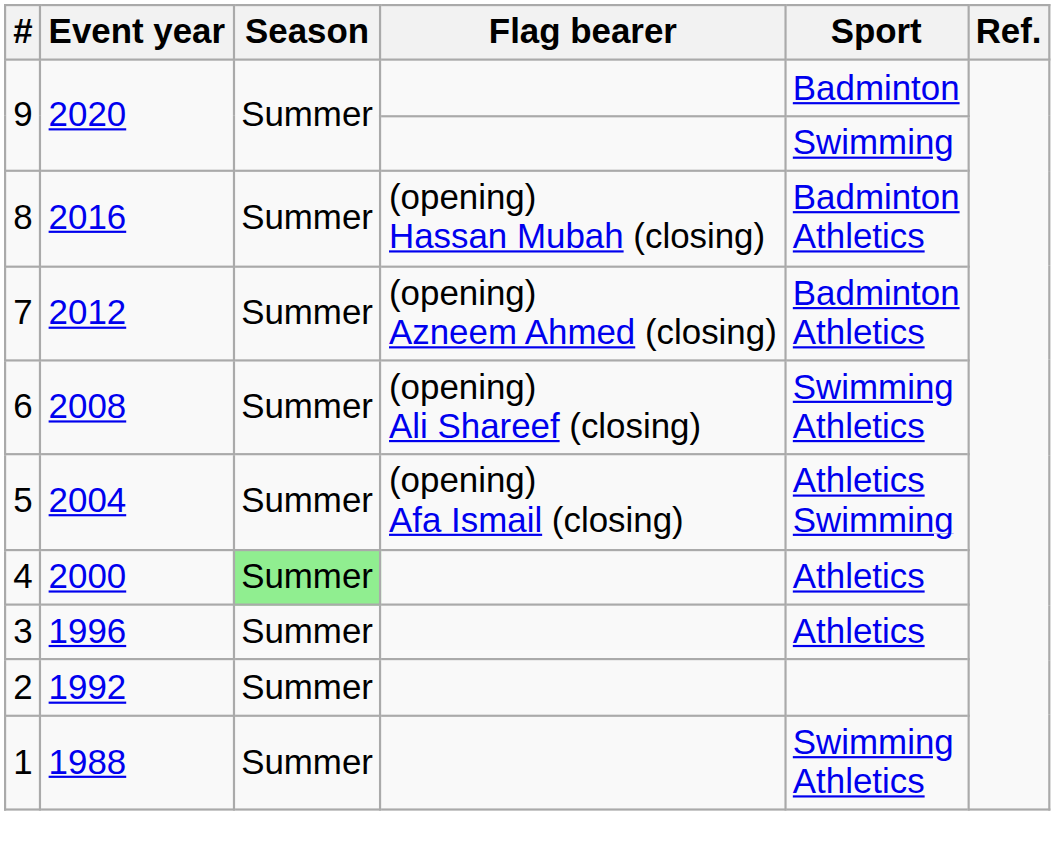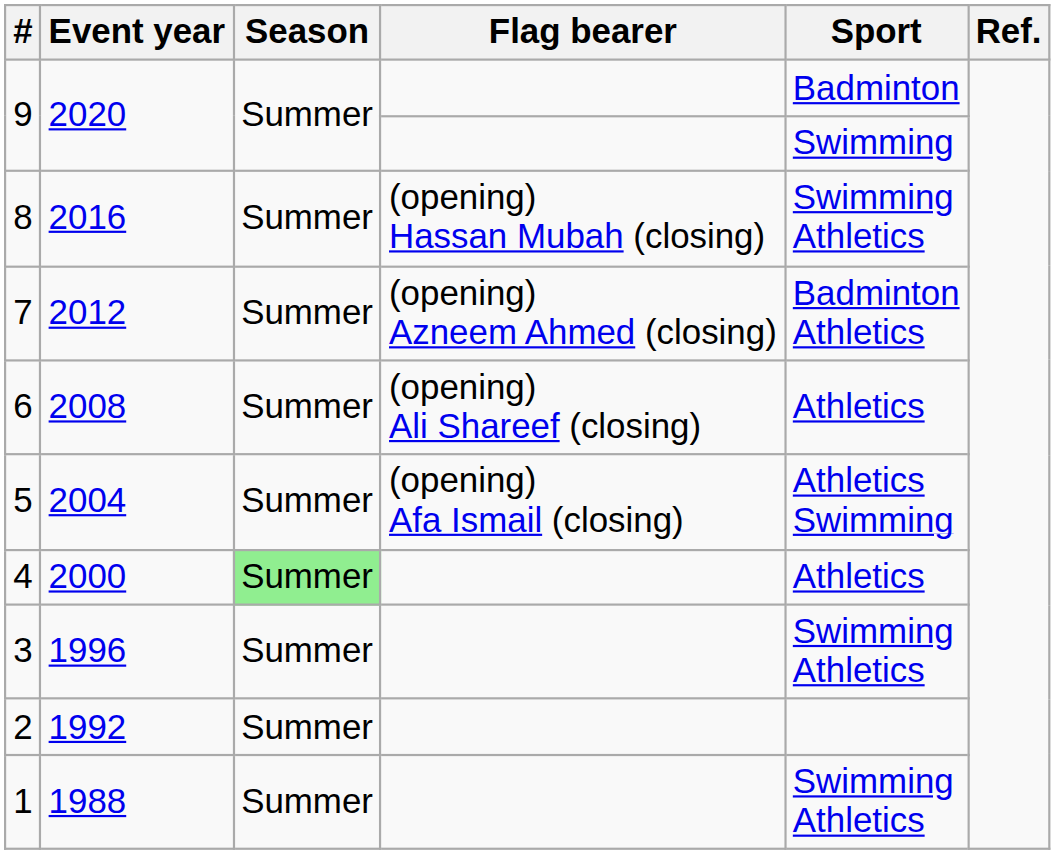(876, 217) Badminton Athletics -> (873, 217) Swimming Athletics
(873, 406) Swimming Athletics -> (859, 406) Athletics
(859, 631) Athletics -> (873, 651) Swimming Athletics
